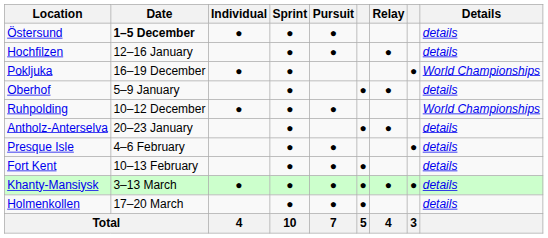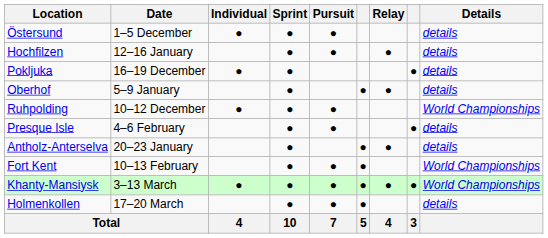(154, 33) bold -> (153, 33) normal
(481, 71) World Championships -> (440, 71) details
rows swapped: (58, 128) <-> (40, 147)
(440, 166) details -> (481, 166) World Championships
(440, 185) details -> (481, 185) World Championships
